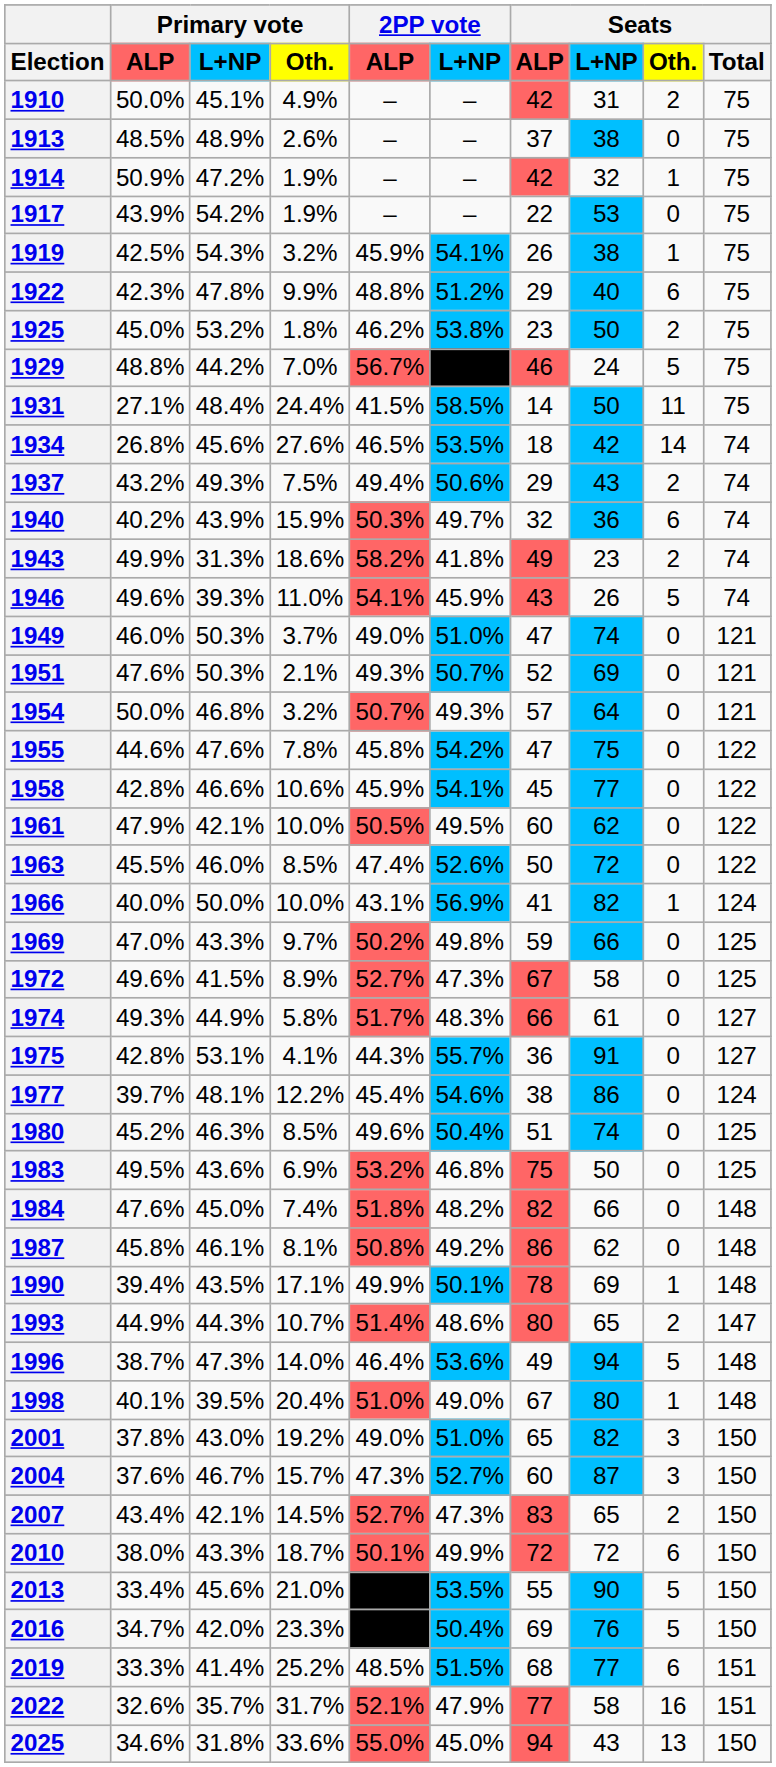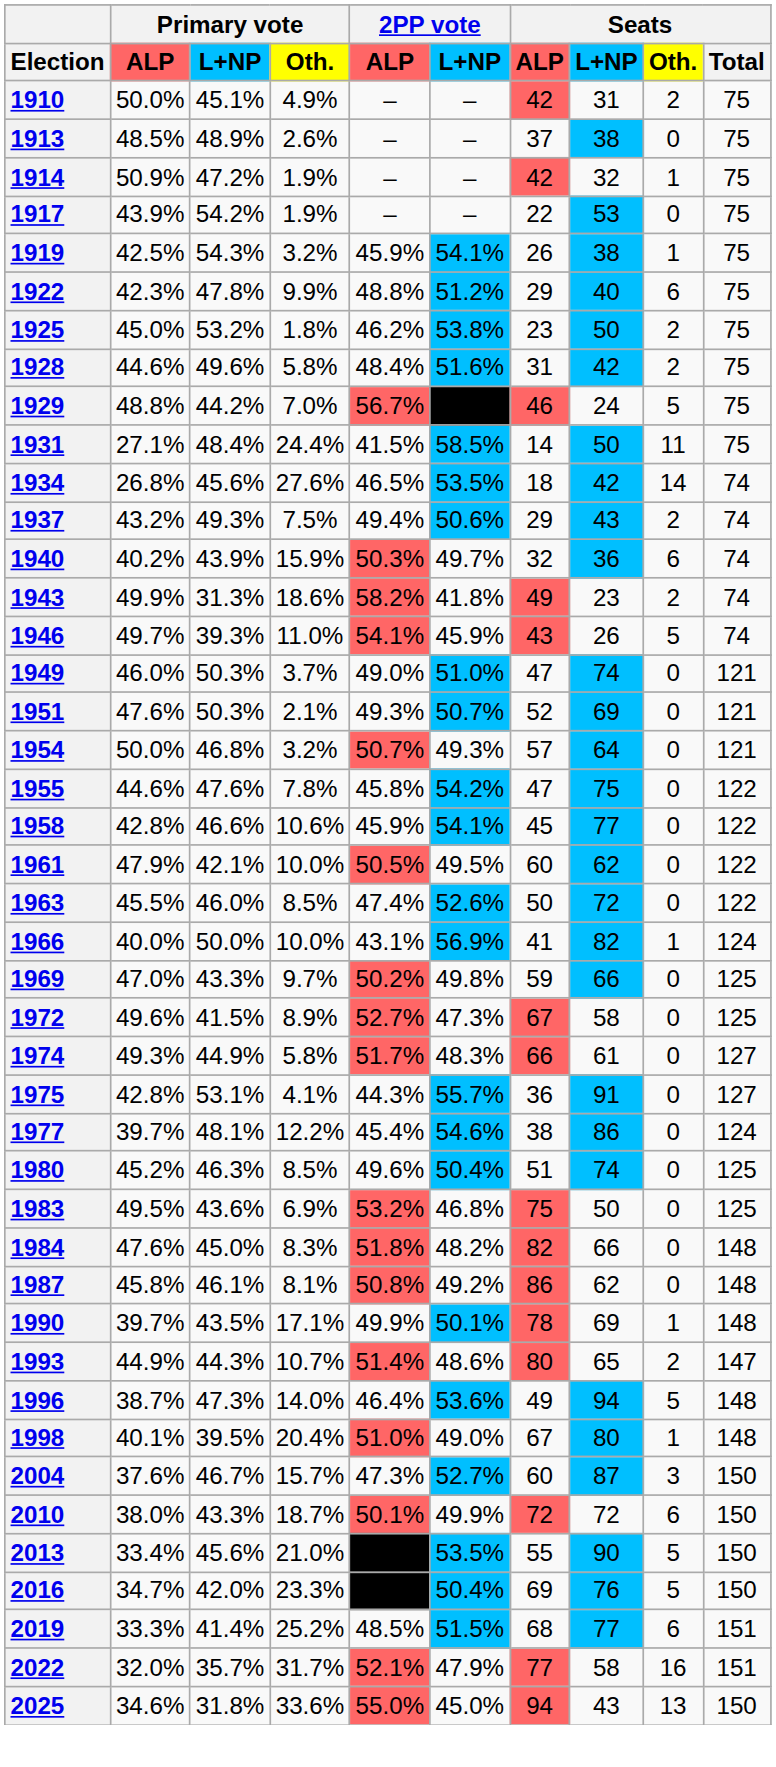+ row: (37, 368)
(150, 597) 49.6% -> (150, 635) 49.7%
(310, 1208) 7.4% -> (310, 1247) 8.3%
(150, 1285) 39.4% -> (150, 1323) 39.7%
- row: (37, 1438)
- row: (37, 1514)
(150, 1705) 32.6% -> (150, 1667) 32.0%
